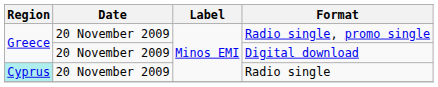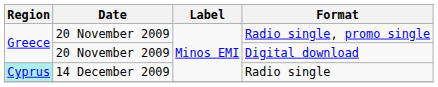(113, 72) 20 November 2009 -> (113, 72) 14 December 2009
